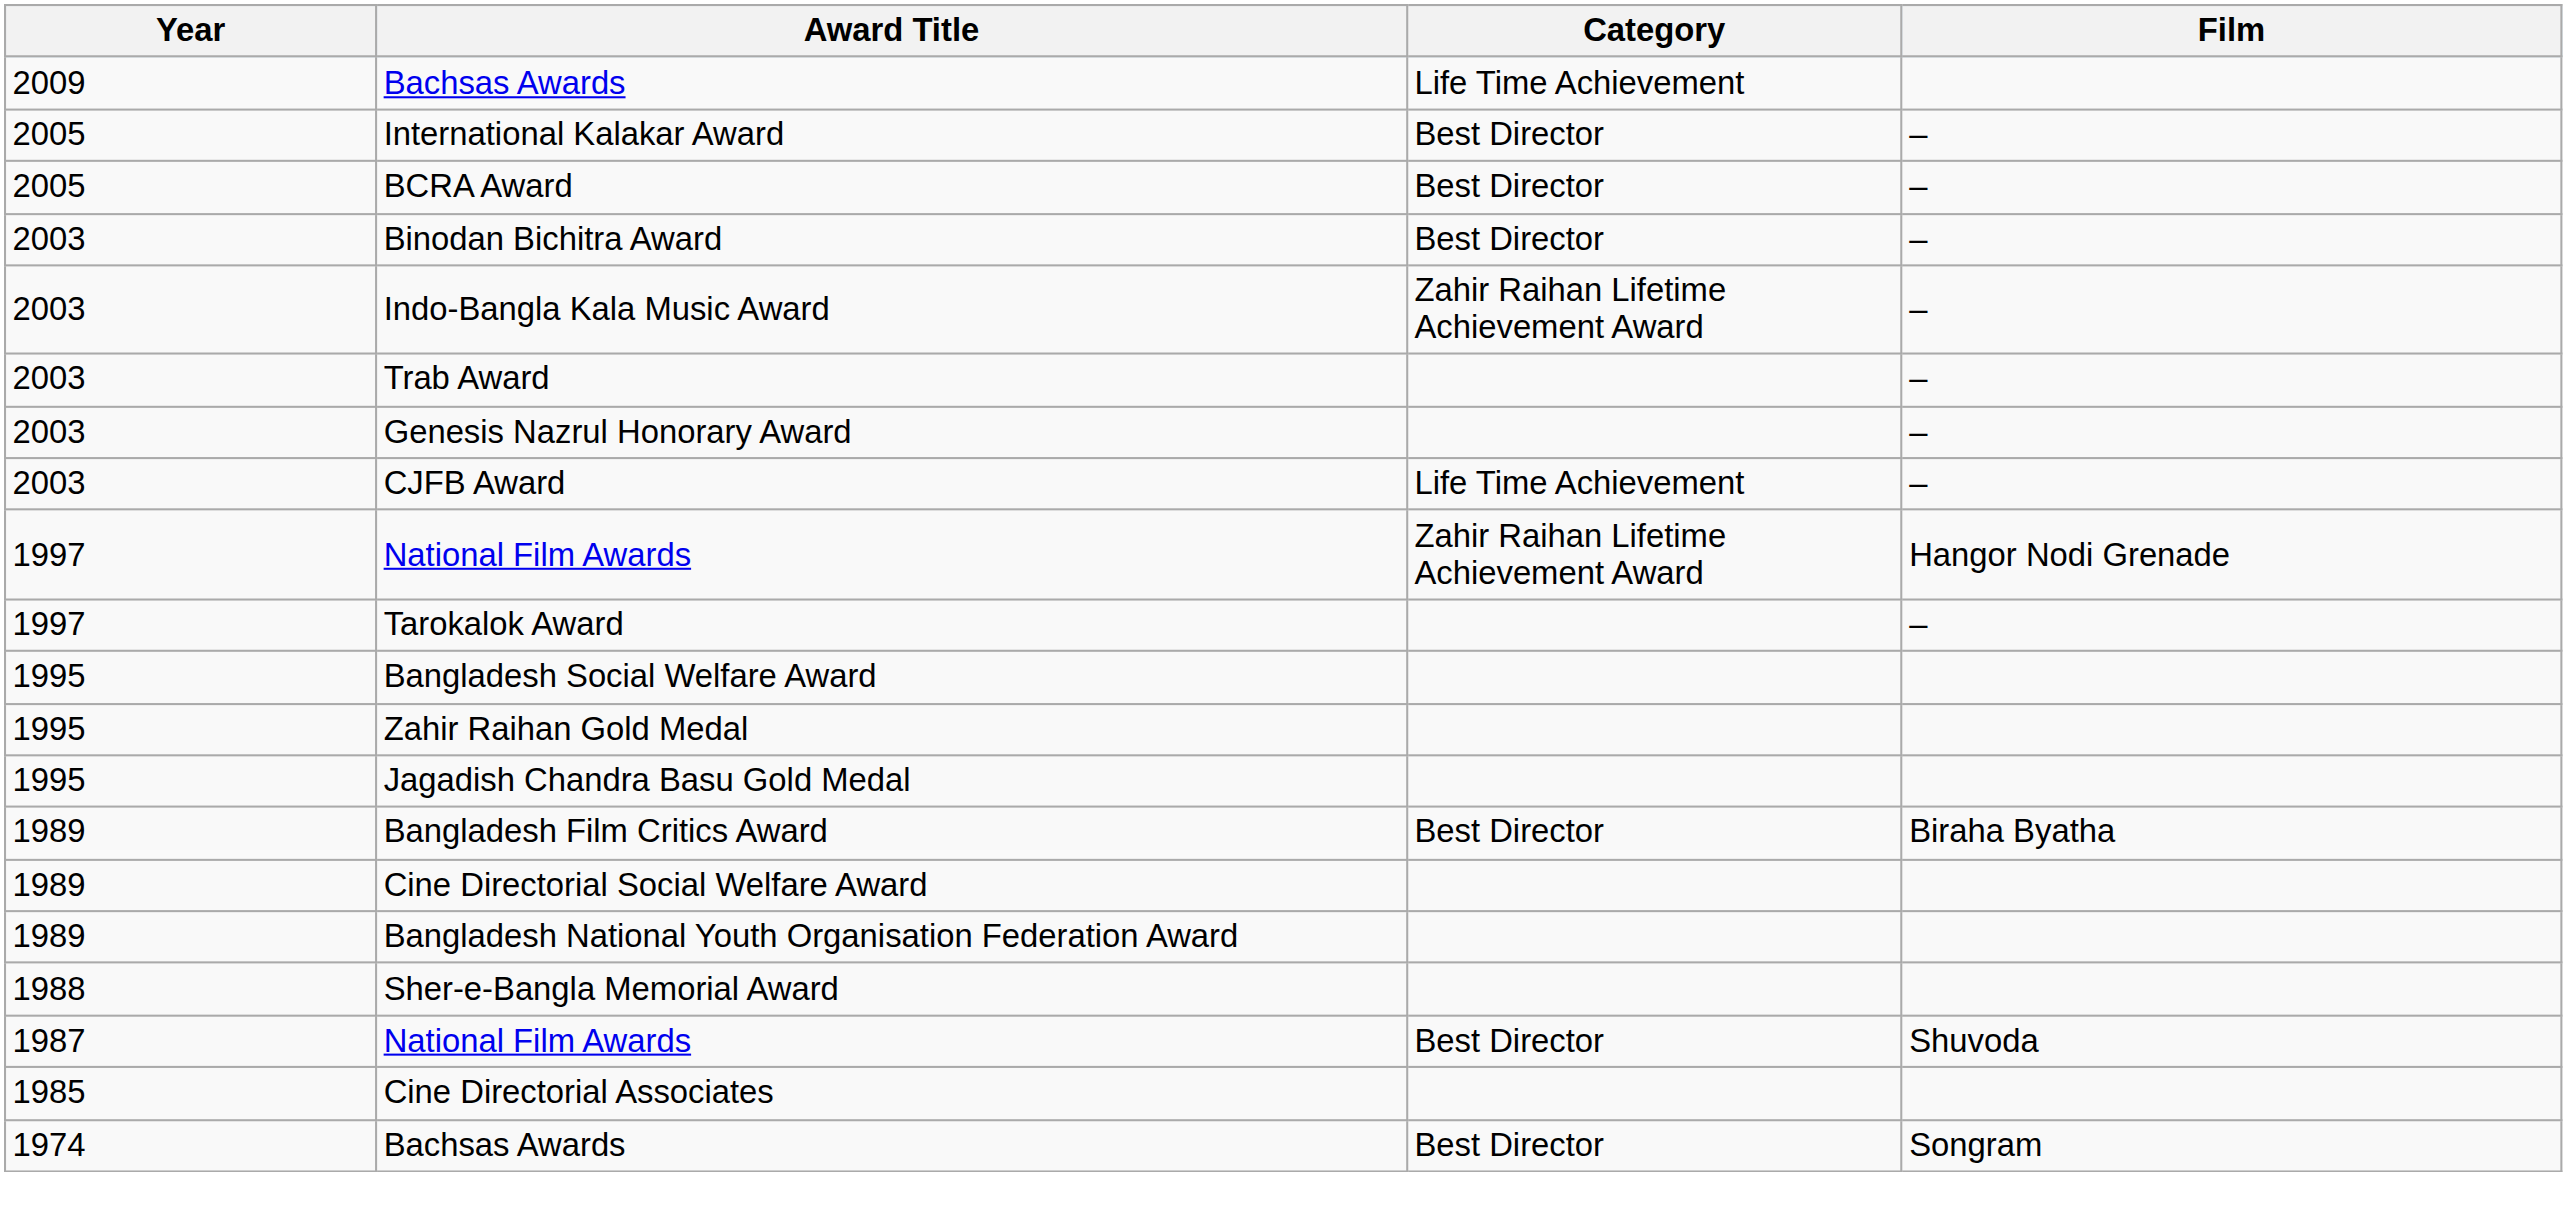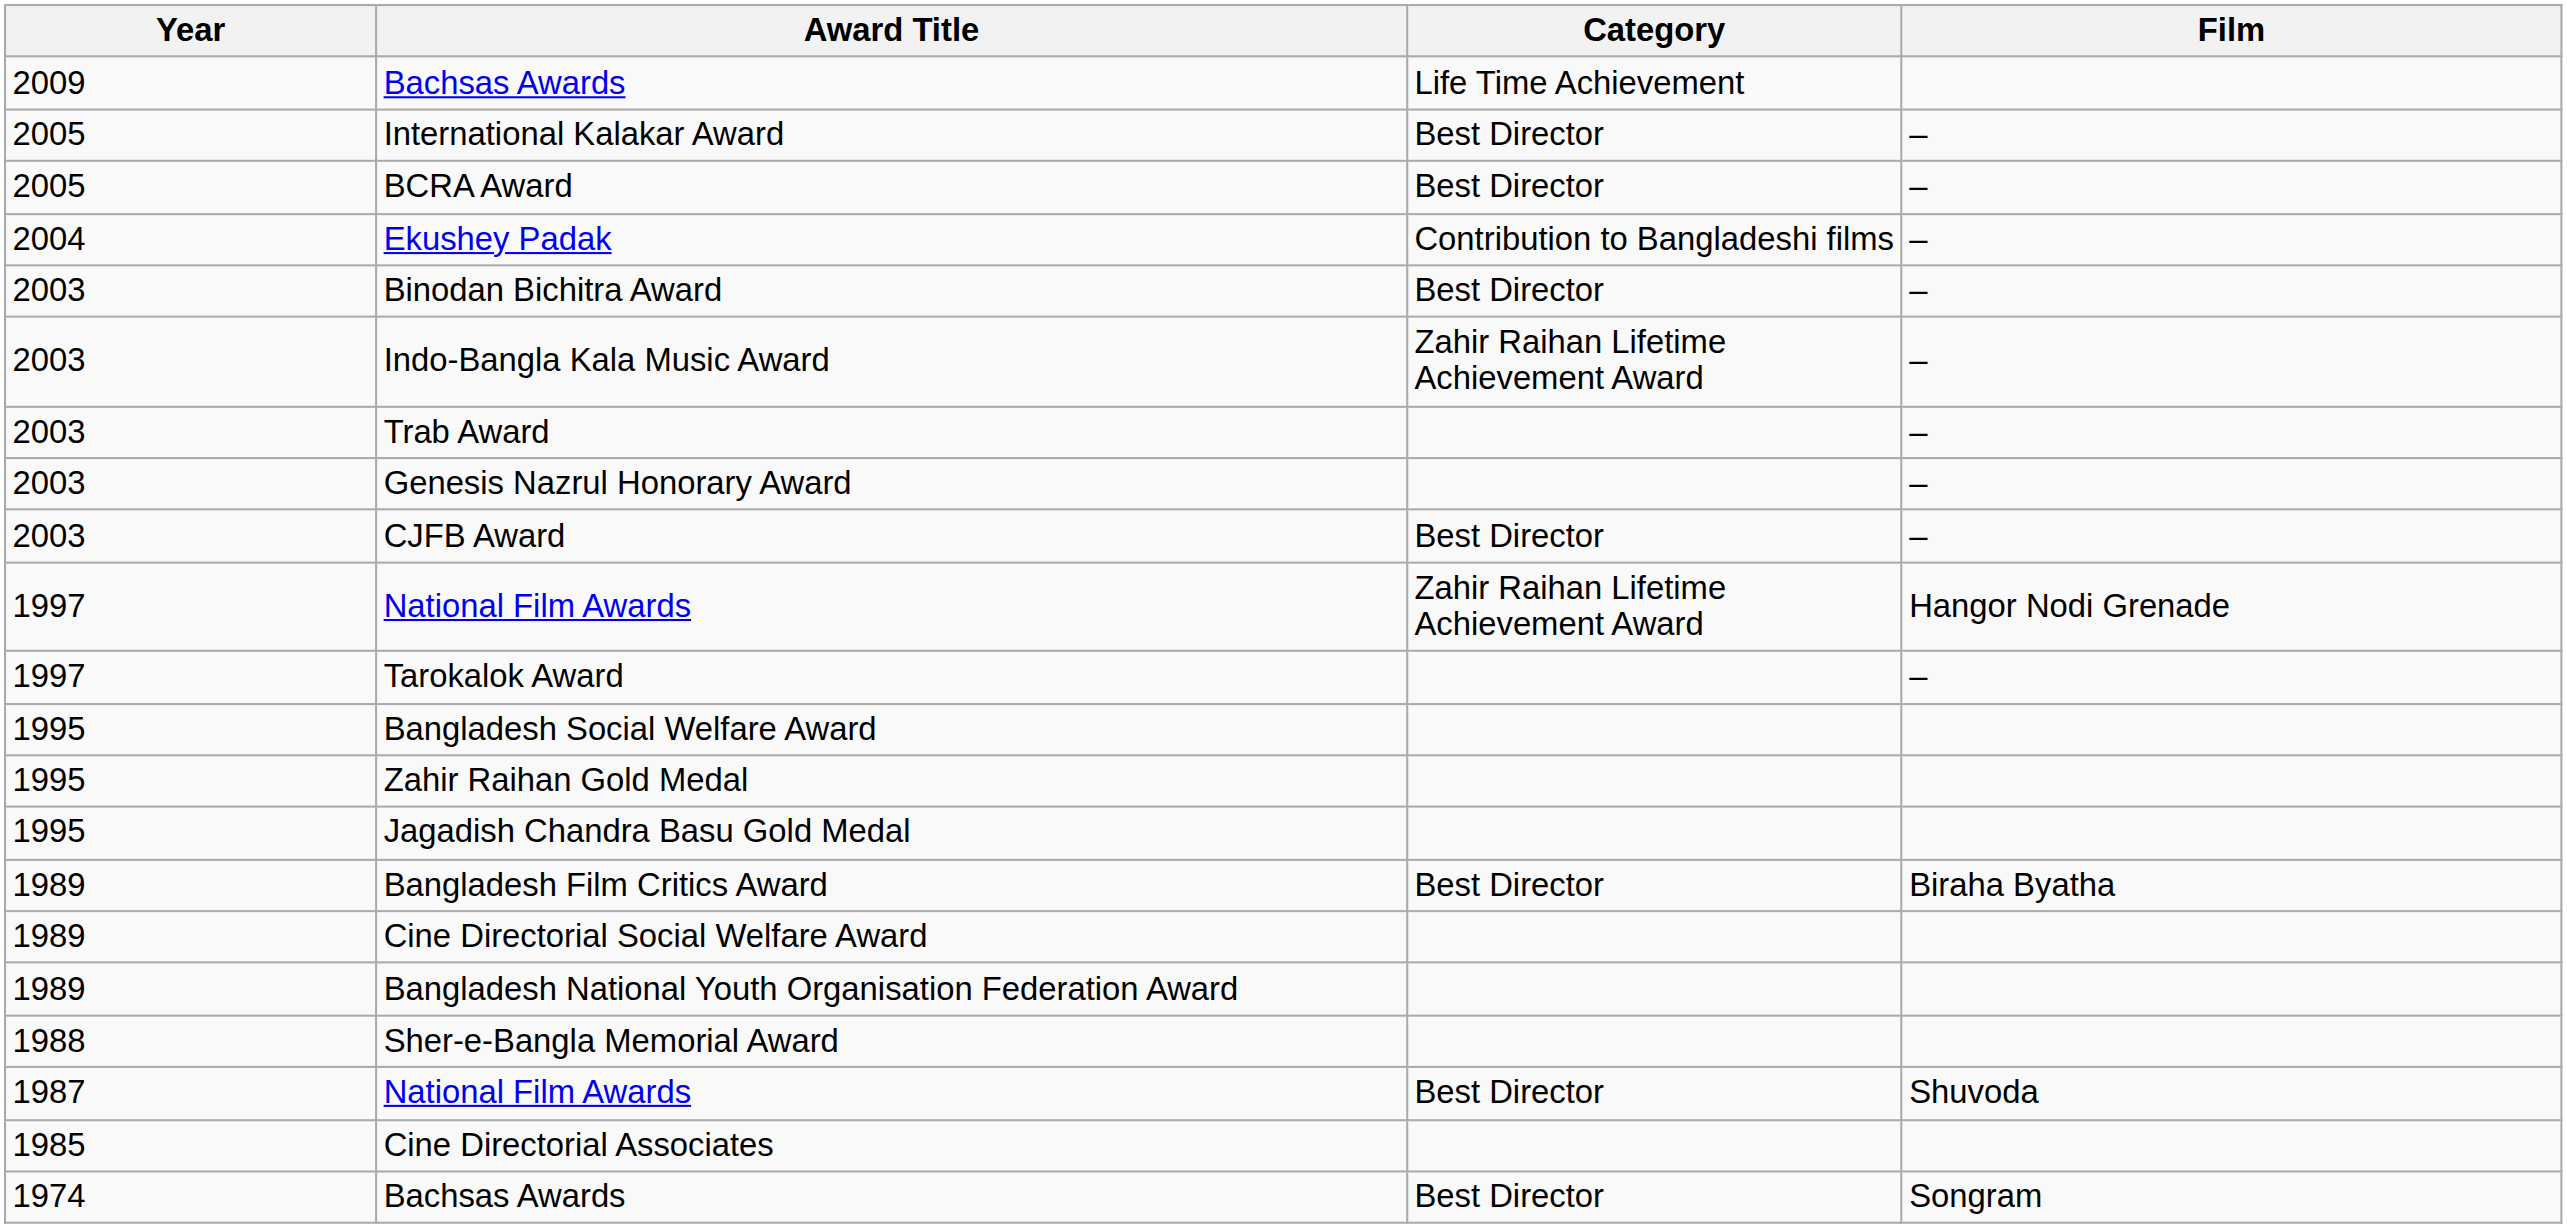+ row: (49, 238)
(1579, 483) Life Time Achievement -> (1509, 535) Best Director
